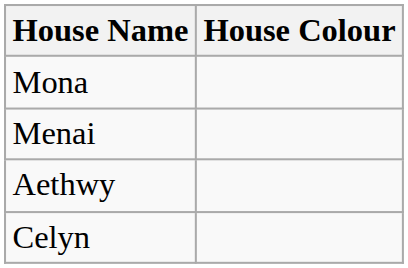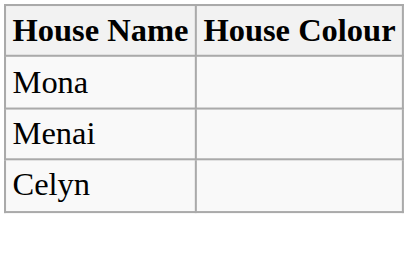- row: (64, 184)
